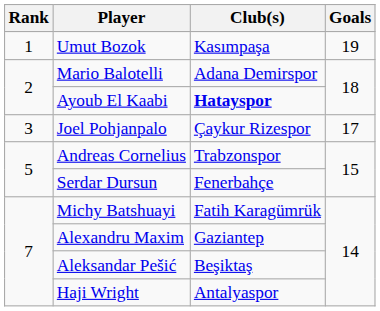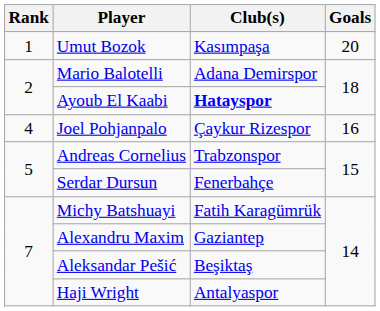(350, 45) 19 -> (350, 45) 20
(29, 127) 3 -> (29, 127) 4
(350, 127) 17 -> (350, 127) 16
